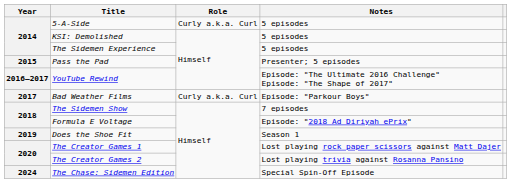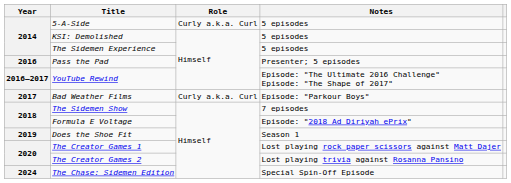(27, 62) 2015 -> (27, 62) 2016
